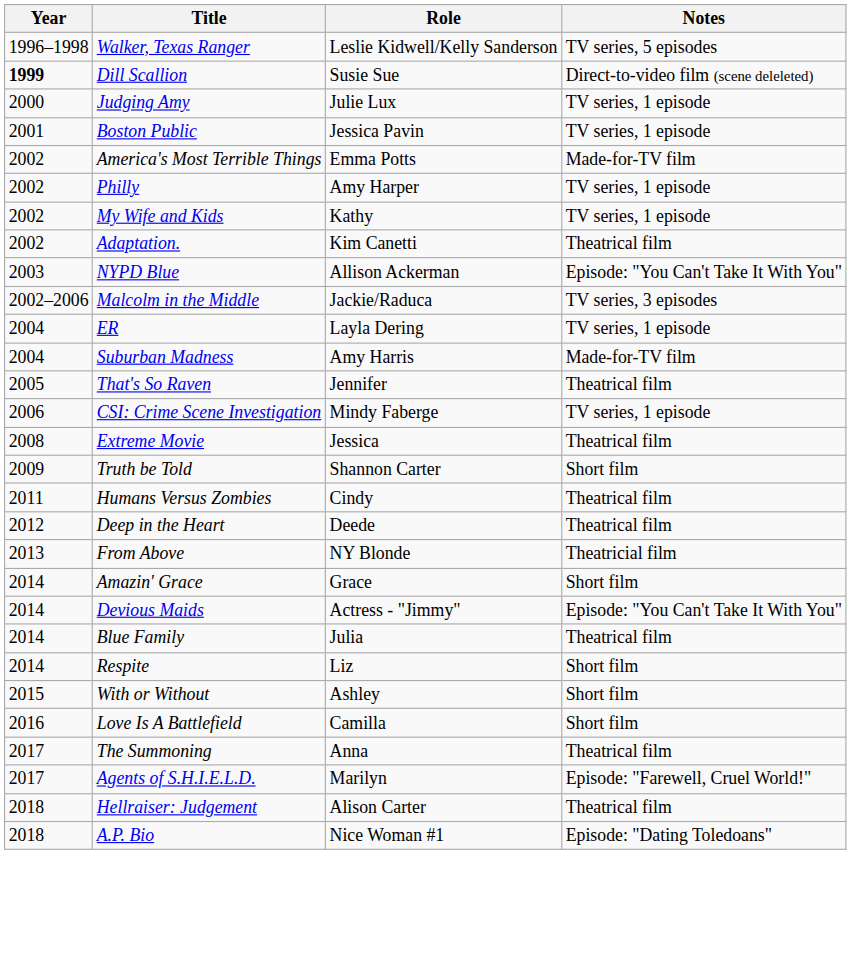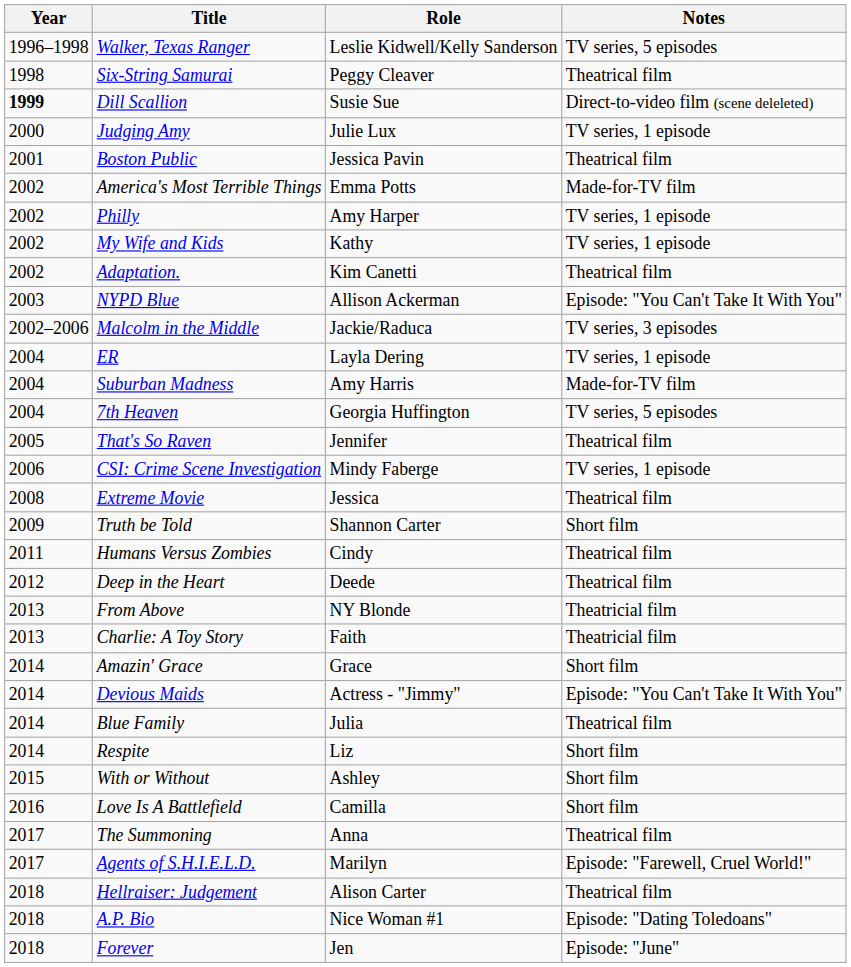+ row: (165, 74)
(638, 131) TV series, 1 episode -> (619, 159) Theatrical film
+ row: (137, 412)
+ row: (170, 638)
+ row: (125, 948)
